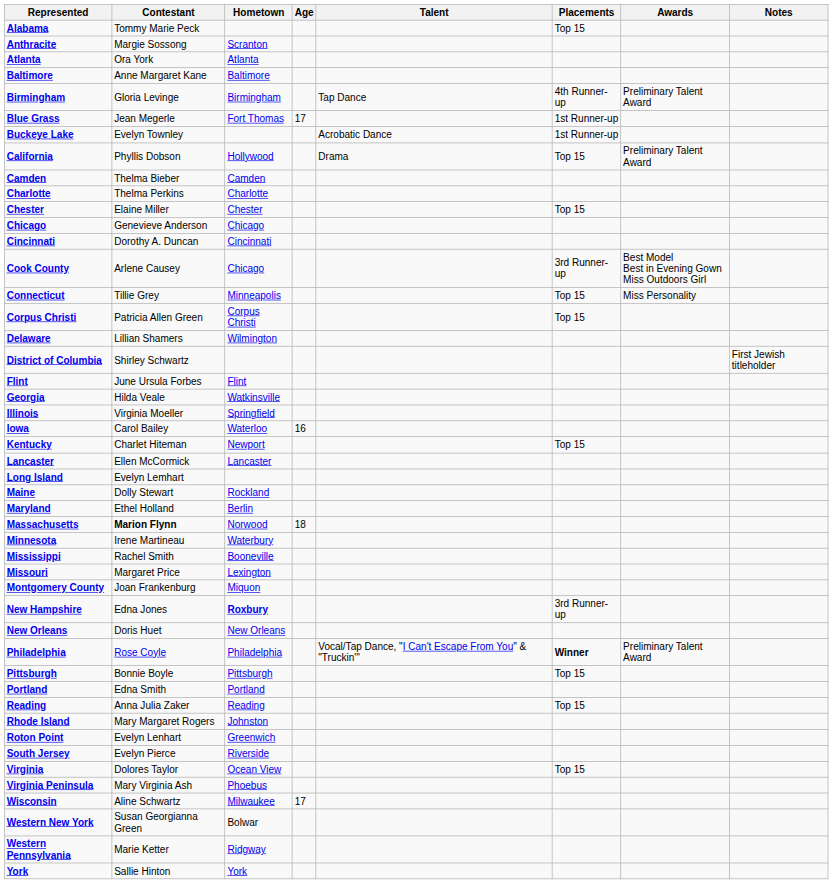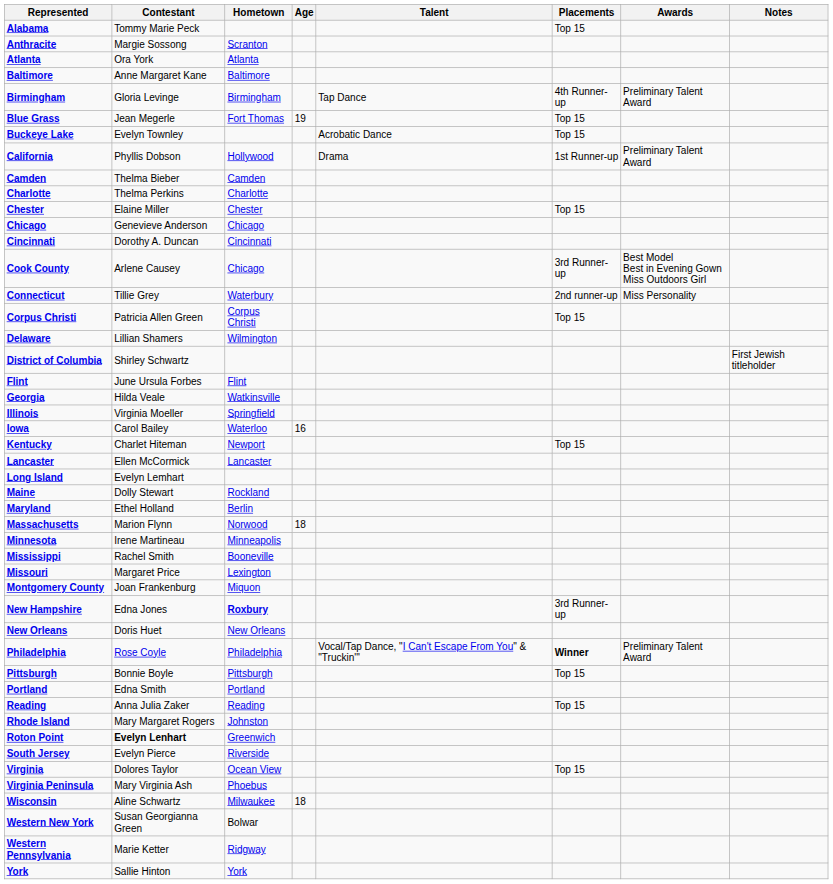(300, 119) 17 -> (300, 119) 19
(586, 119) 1st Runner-up -> (570, 119) Top 15
(586, 135) 1st Runner-up -> (570, 135) Top 15
(570, 156) Top 15 -> (586, 156) 1st Runner-up
(254, 296) Minneapolis -> (250, 296) Waterbury
(570, 296) Top 15 -> (586, 296) 2nd runner-up
(145, 524) bold -> (143, 524) normal
(250, 540) Waterbury -> (254, 540) Minneapolis
(148, 737) normal -> (150, 737) bold
(300, 801) 17 -> (300, 801) 18
